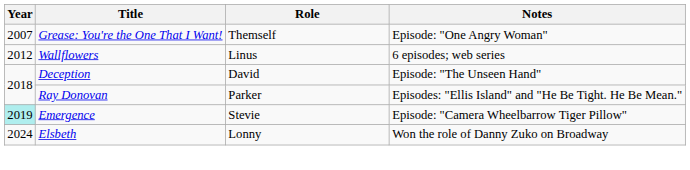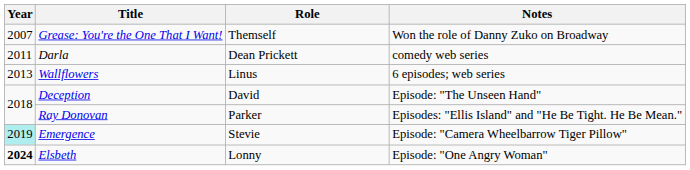(470, 34) Episode: "One Angry Woman" -> (500, 34) Won the role of Danny Zuko on Broadway
+ row: (54, 54)
(20, 54) 2012 -> (20, 74) 2013
(20, 134) normal -> (20, 154) bold
(500, 134) Won the role of Danny Zuko on Broadway -> (470, 154) Episode: "One Angry Woman"
